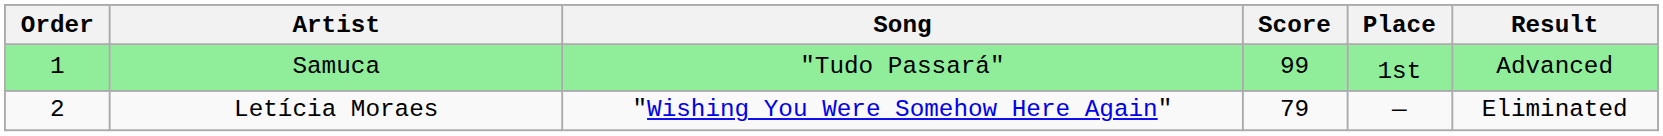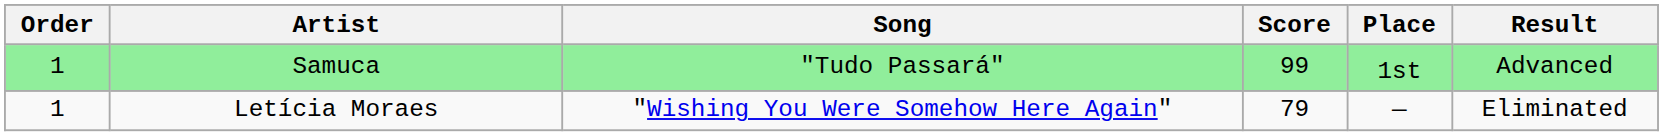(57, 110) 2 -> (57, 110) 1
